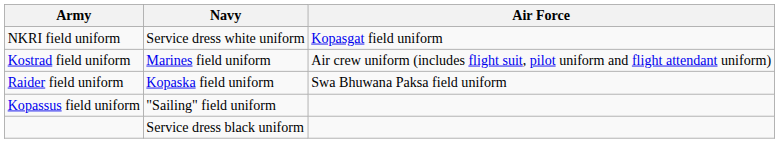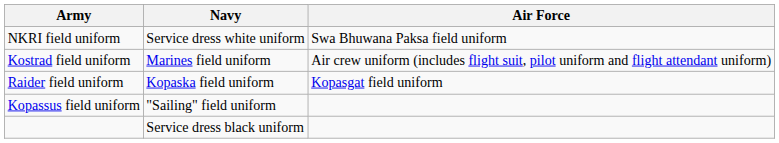(377, 37) Kopasgat field uniform -> (409, 37) Swa Bhuwana Paksa field uniform
(409, 82) Swa Bhuwana Paksa field uniform -> (377, 82) Kopasgat field uniform
